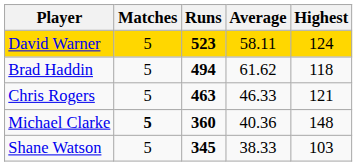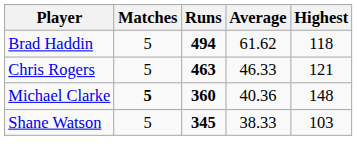- row: (54, 43)
